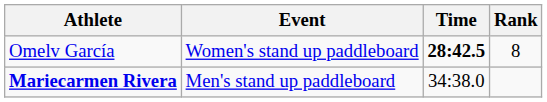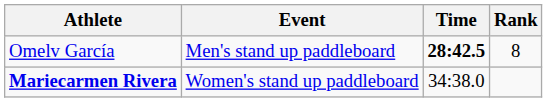(302, 51) Women's stand up paddleboard -> (290, 51) Men's stand up paddleboard
(290, 82) Men's stand up paddleboard -> (302, 82) Women's stand up paddleboard
